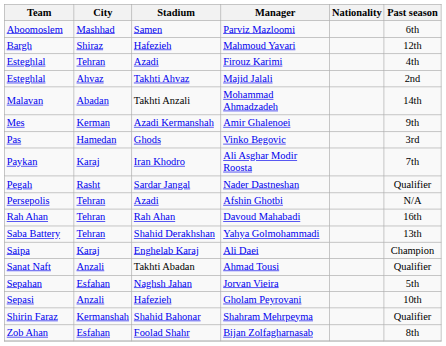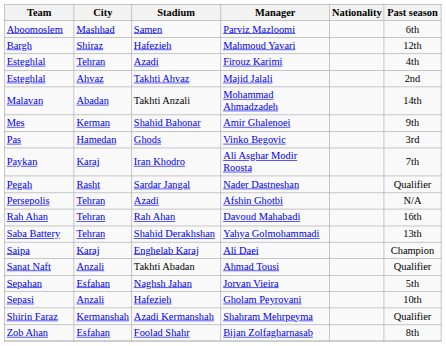(174, 123) Azadi Kermanshah -> (167, 123) Shahid Bahonar
(167, 316) Shahid Bahonar -> (174, 316) Azadi Kermanshah
